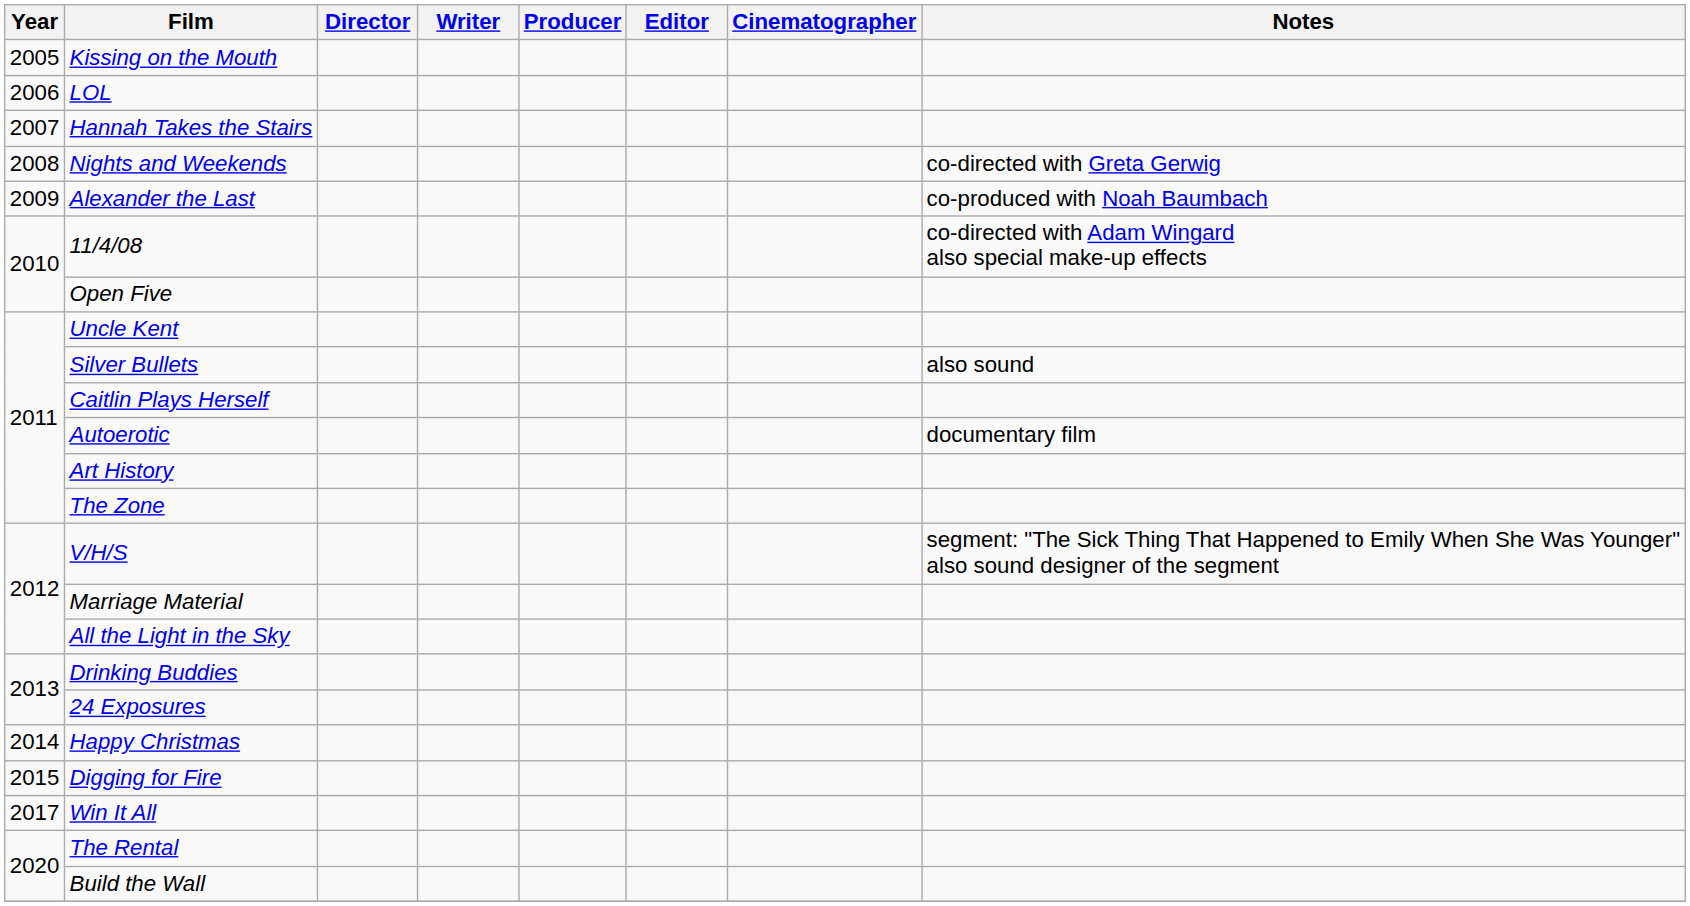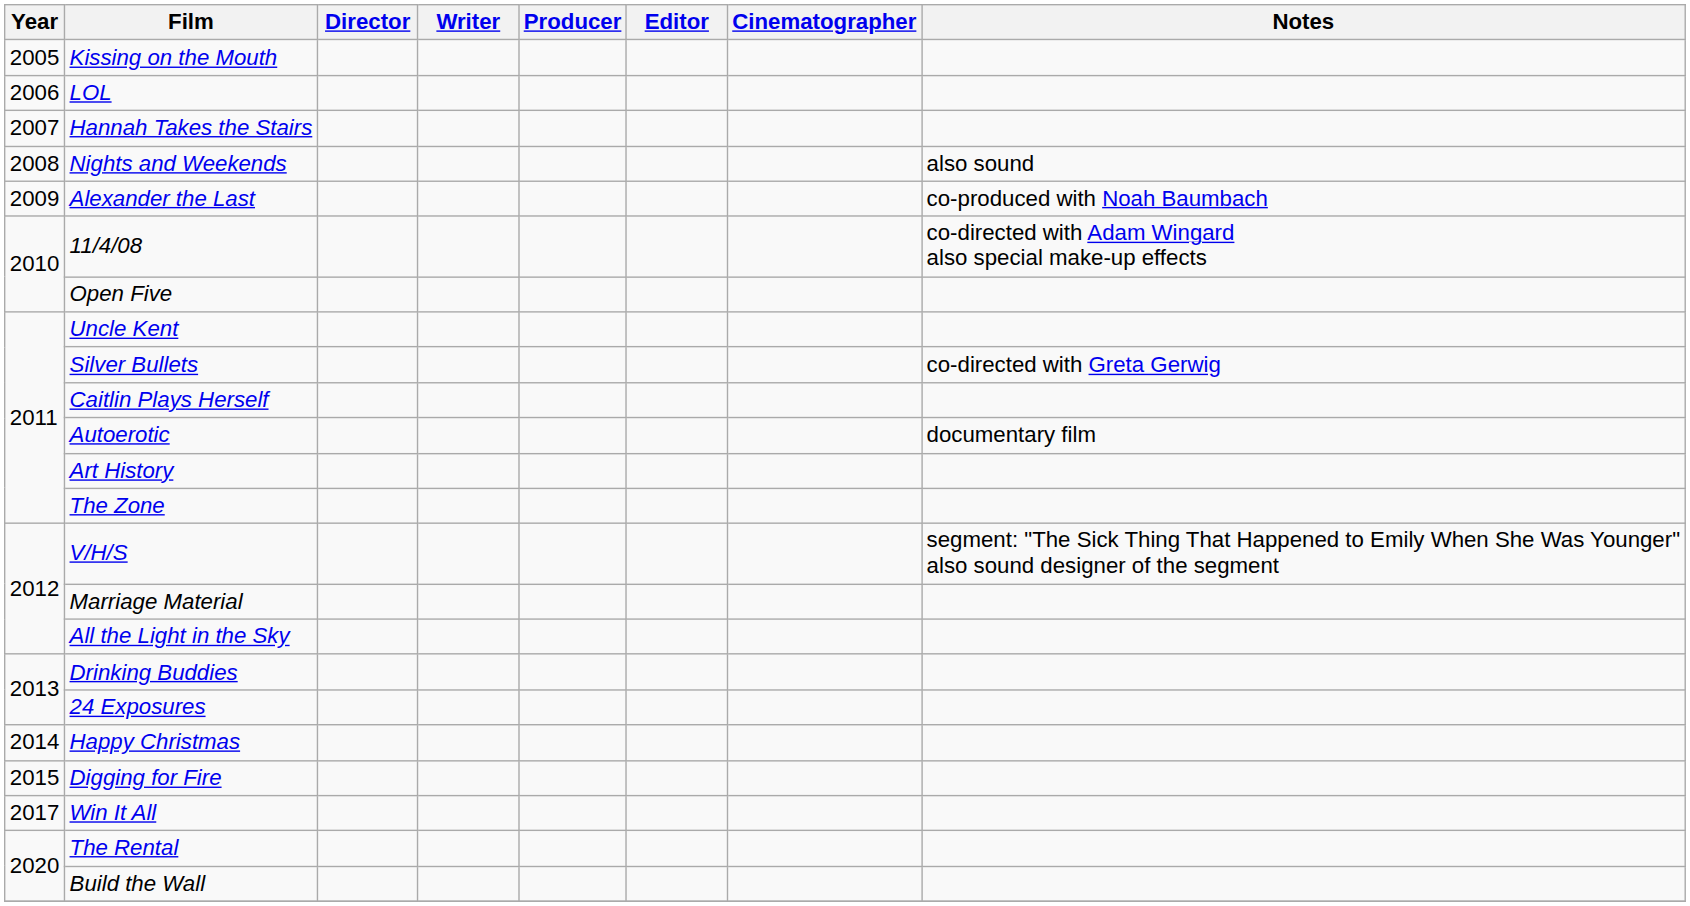(1074, 163) co-directed with Greta Gerwig -> (980, 163) also sound
(980, 364) also sound -> (1074, 364) co-directed with Greta Gerwig
